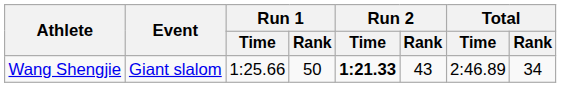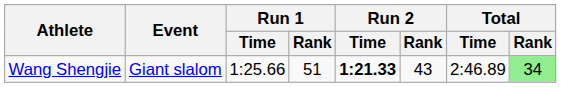(312, 69) 50 -> (312, 69) 51
(533, 69) no background -> (533, 69) lightgreen background
